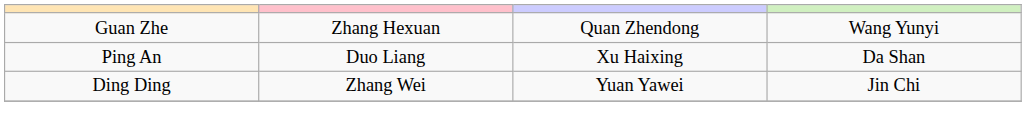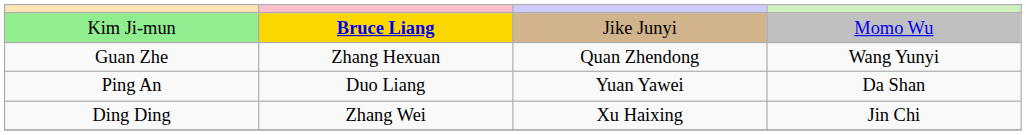+ row: (132, 27)
(640, 56) Xu Haixing -> (640, 85) Yuan Yawei
(640, 85) Yuan Yawei -> (640, 115) Xu Haixing
